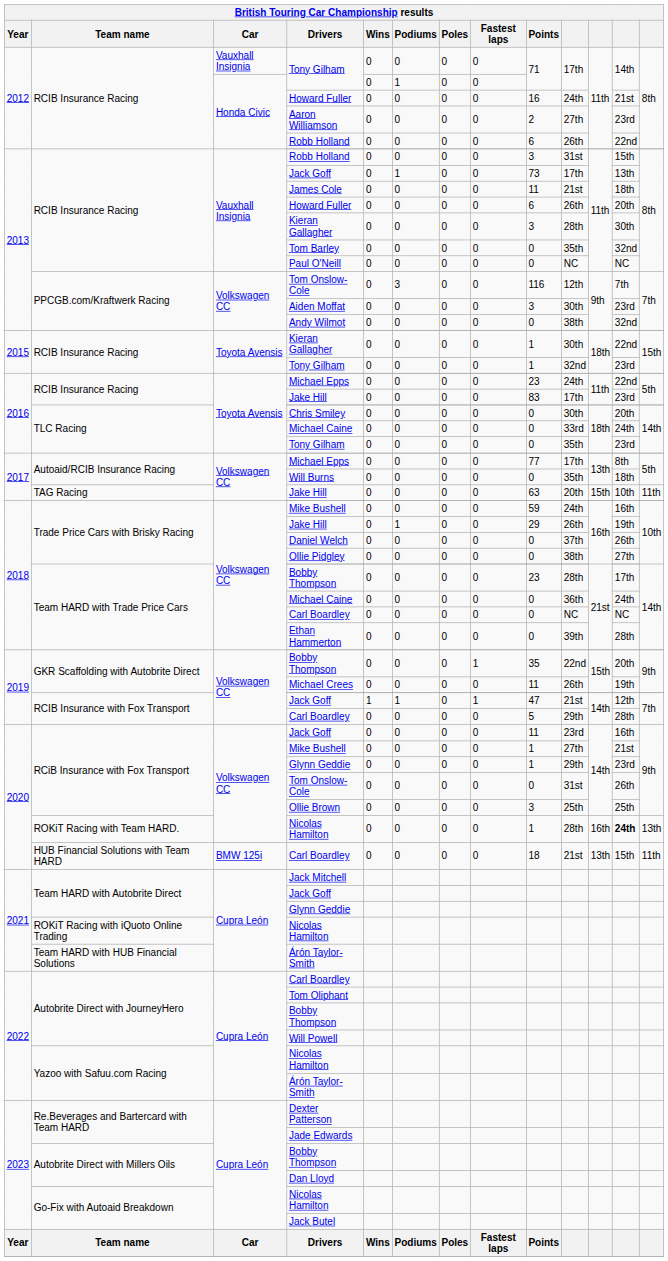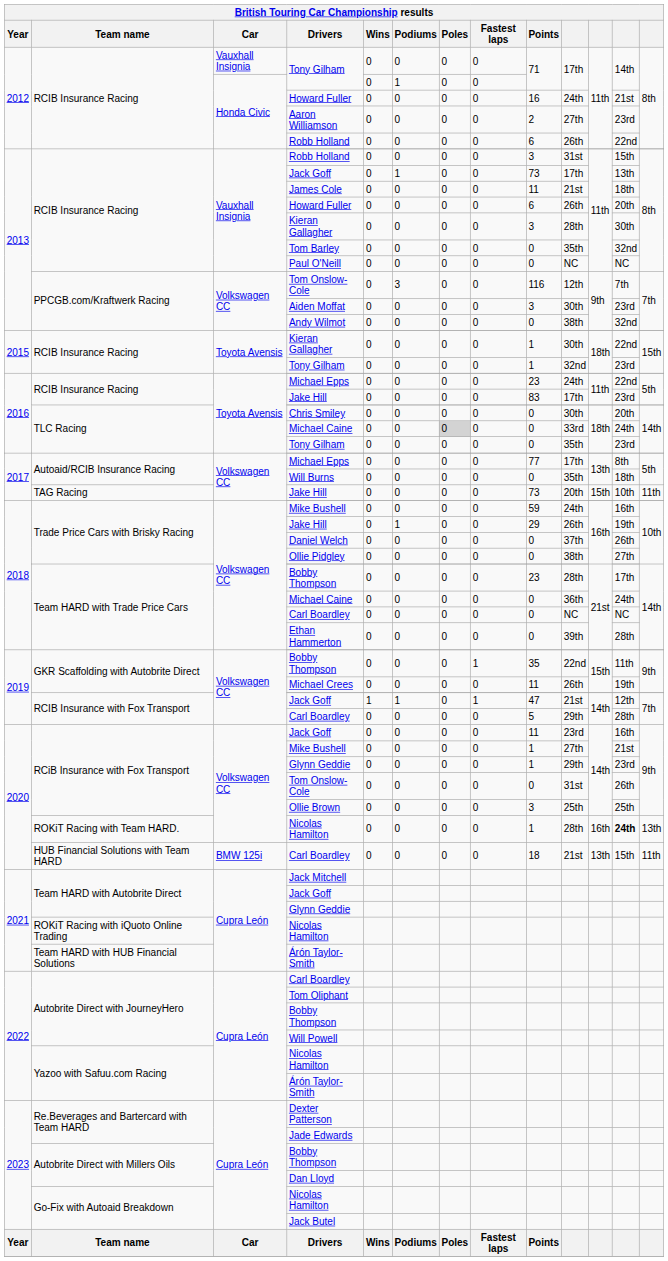(444, 429) no background -> (444, 429) lightgrey background
(534, 493) 63 -> (534, 493) 73
(625, 664) 20th -> (624, 664) 11th
